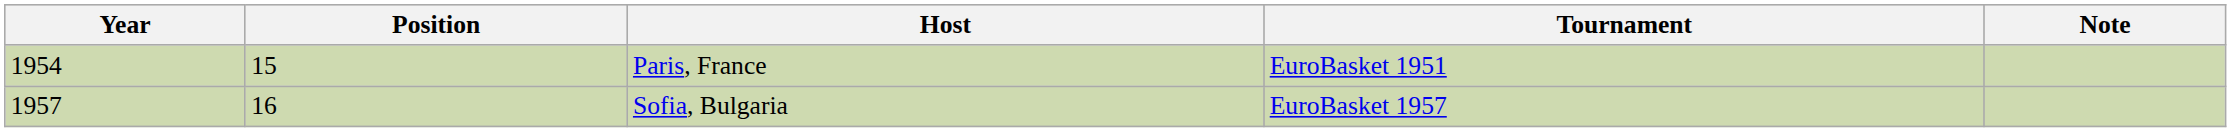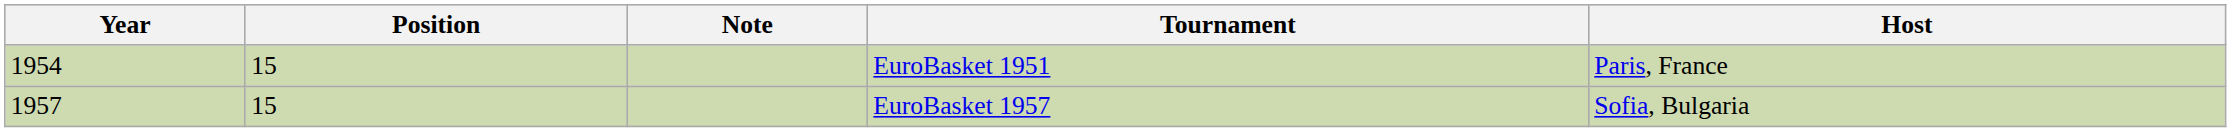columns swapped: (2105, 24) <-> (945, 24)
(264, 106) 16 -> (264, 106) 15
